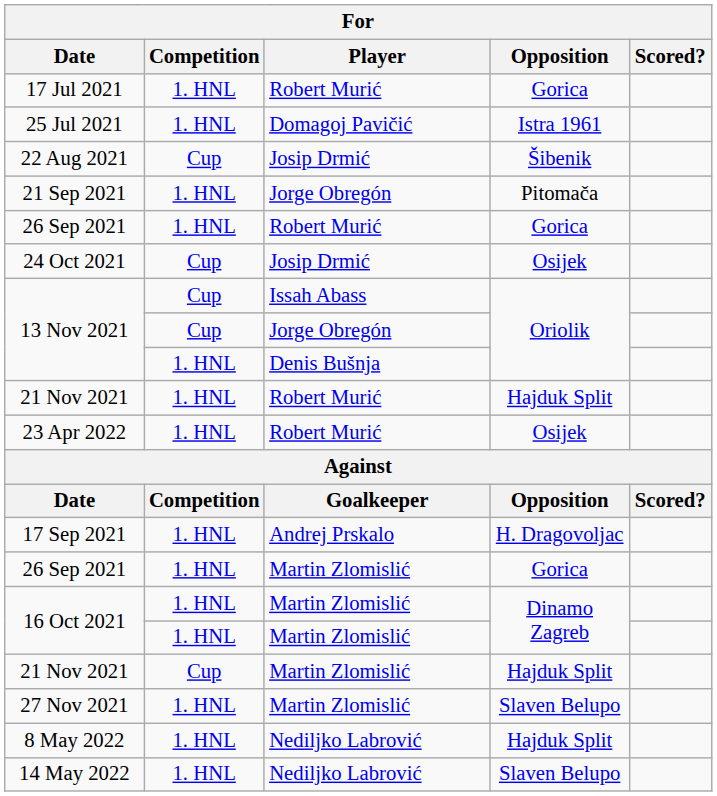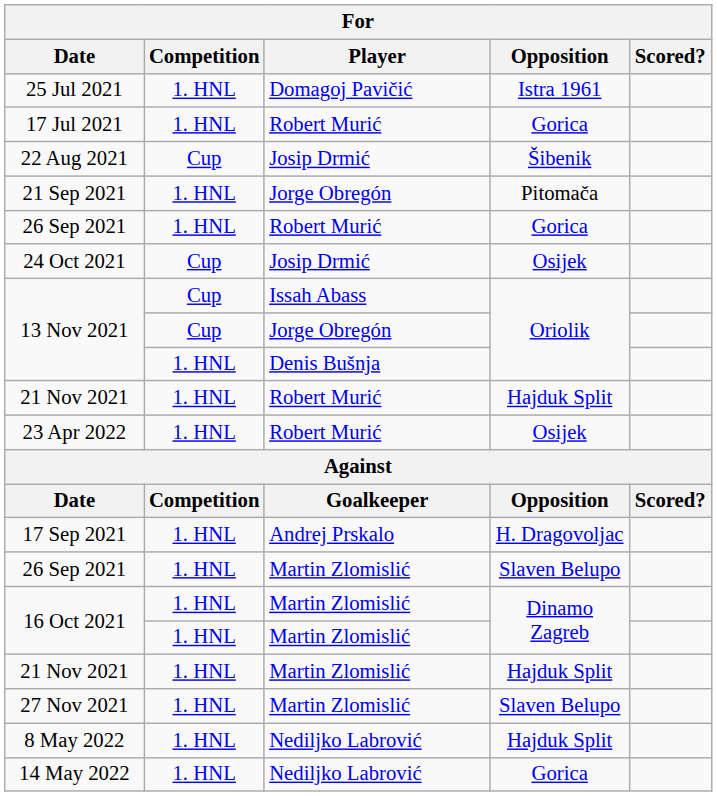rows swapped: (74, 90) <-> (74, 124)
(560, 569) Gorica -> (560, 569) Slaven Belupo
(204, 671) Cup -> (204, 671) 1. HNL
(560, 774) Slaven Belupo -> (560, 774) Gorica
